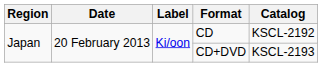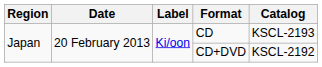(283, 33) KSCL-2192 -> (283, 33) KSCL-2193
(283, 52) KSCL-2193 -> (283, 52) KSCL-2192
